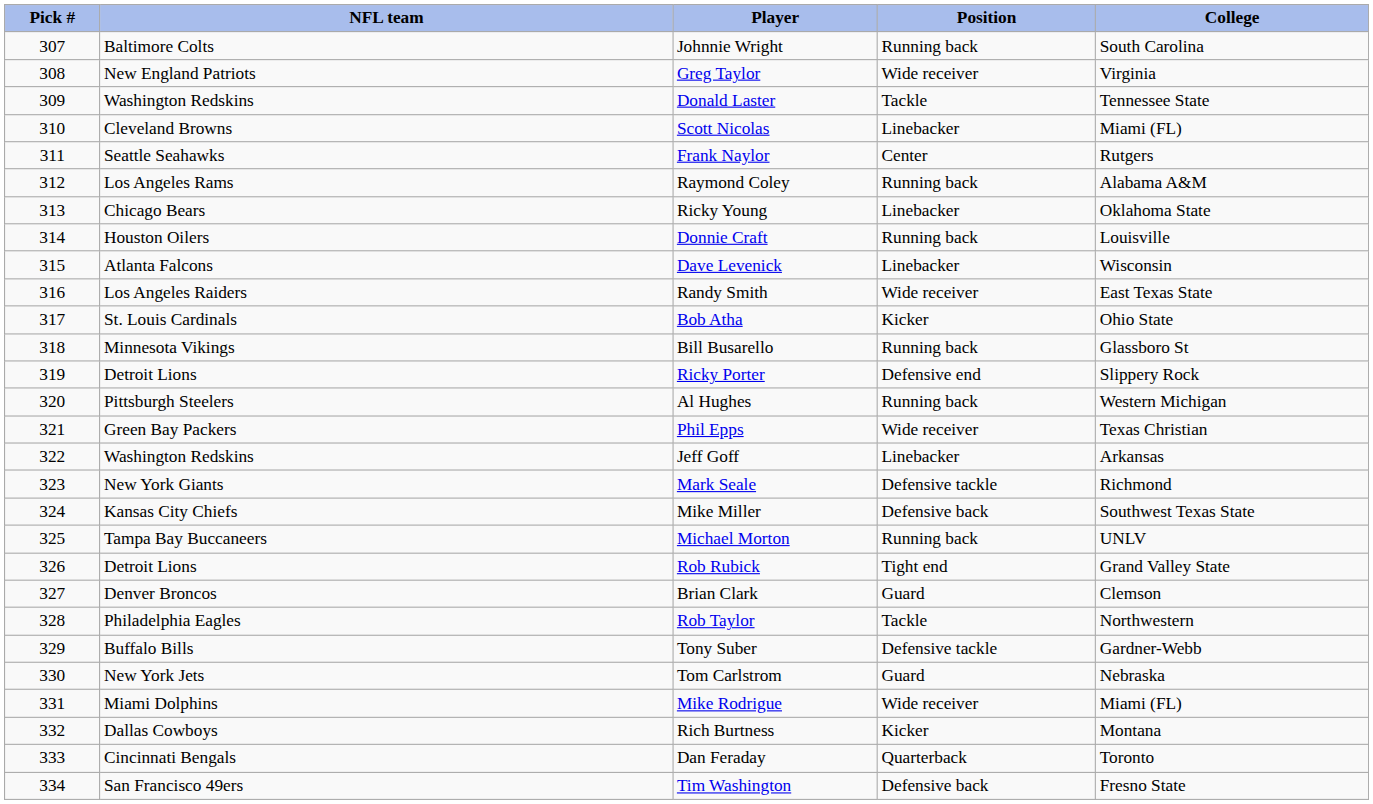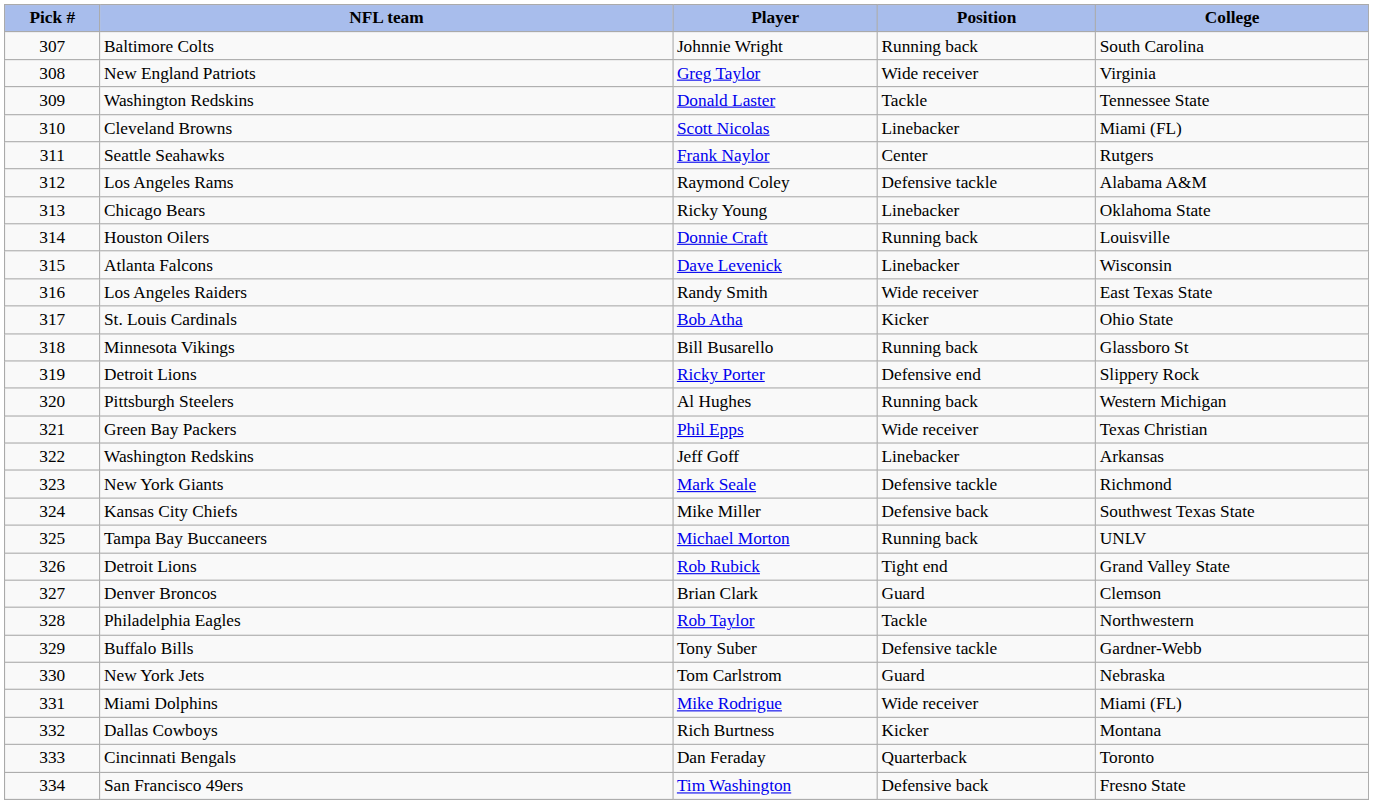(930, 182) Running back -> (939, 182) Defensive tackle
